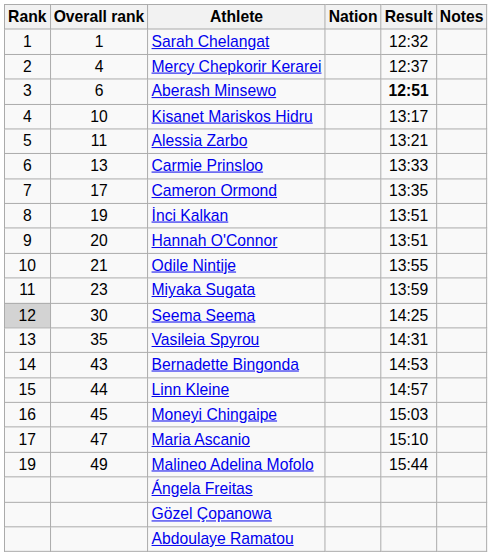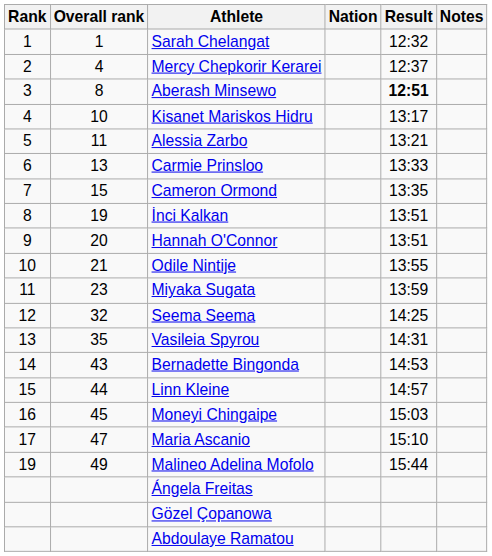(99, 91) 6 -> (99, 91) 8
(99, 191) 17 -> (99, 191) 15
(27, 315) lightgrey background -> (27, 315) no background
(99, 315) 30 -> (99, 315) 32
